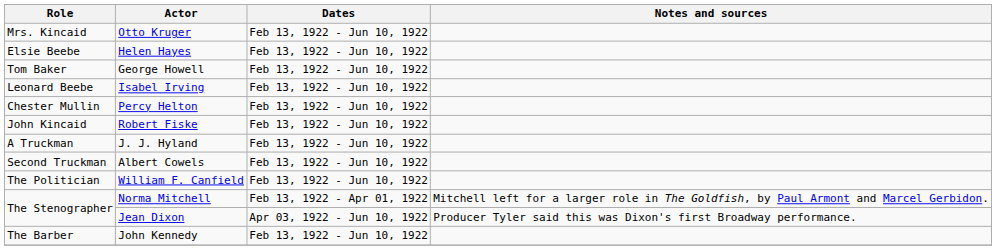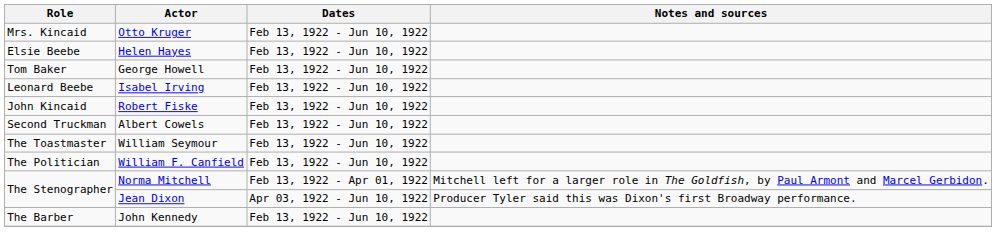- row: (158, 106)
- row: (158, 143)
+ row: (168, 143)
